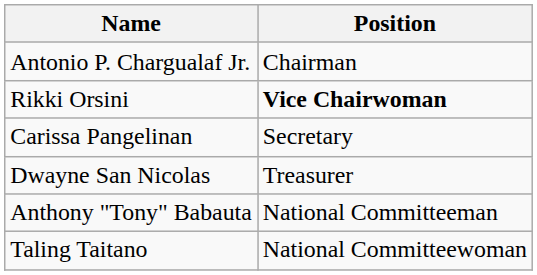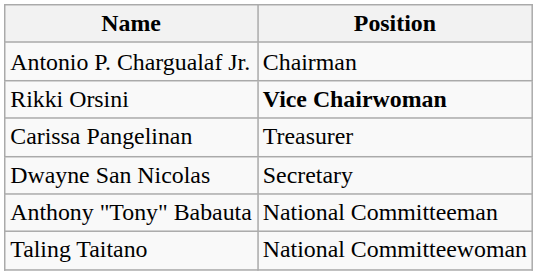(308, 136) Secretary -> (308, 136) Treasurer
(308, 174) Treasurer -> (308, 174) Secretary
